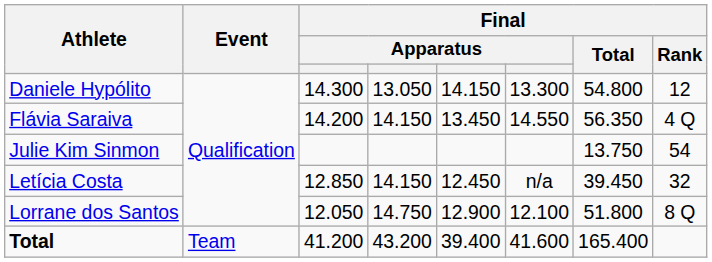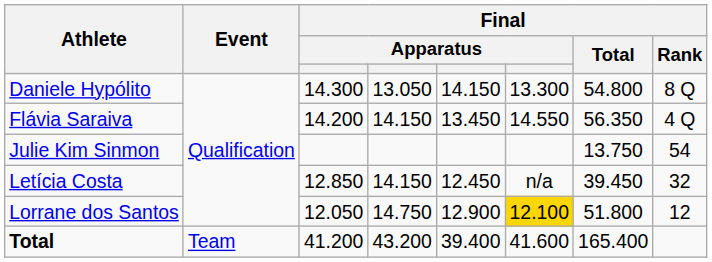(680, 89) 12 -> (680, 89) 8 Q
(539, 212) no background -> (539, 212) gold background
(680, 212) 8 Q -> (680, 212) 12
